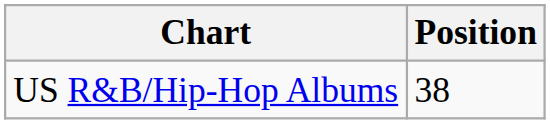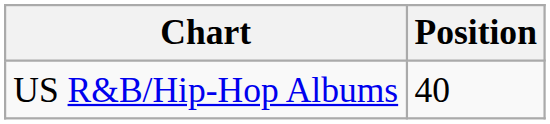(432, 88) 38 -> (432, 88) 40
